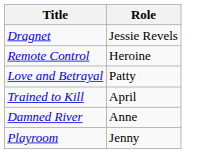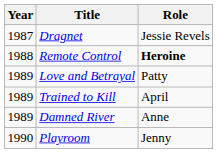+ column: (20, 14)
(130, 55) normal -> (163, 55) bold
